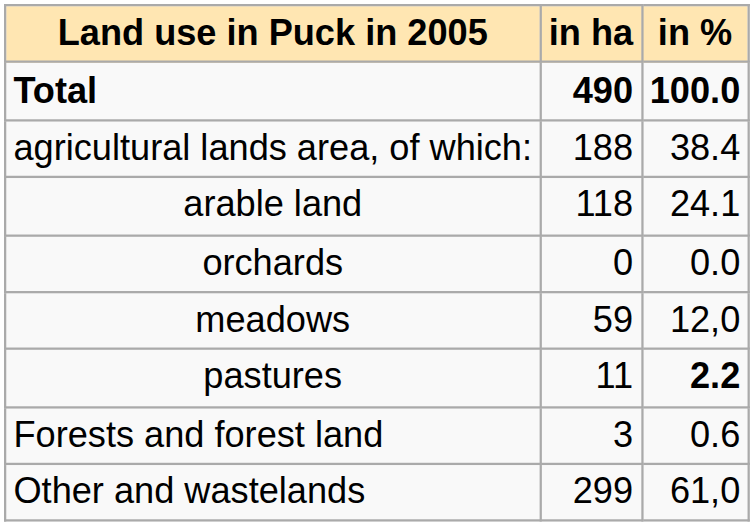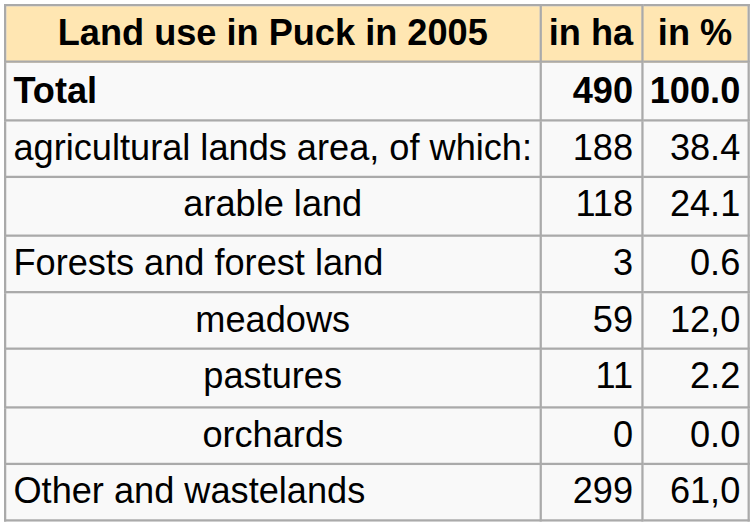rows swapped: (273, 262) <-> (198, 434)
(715, 377) bold -> (715, 377) normal
